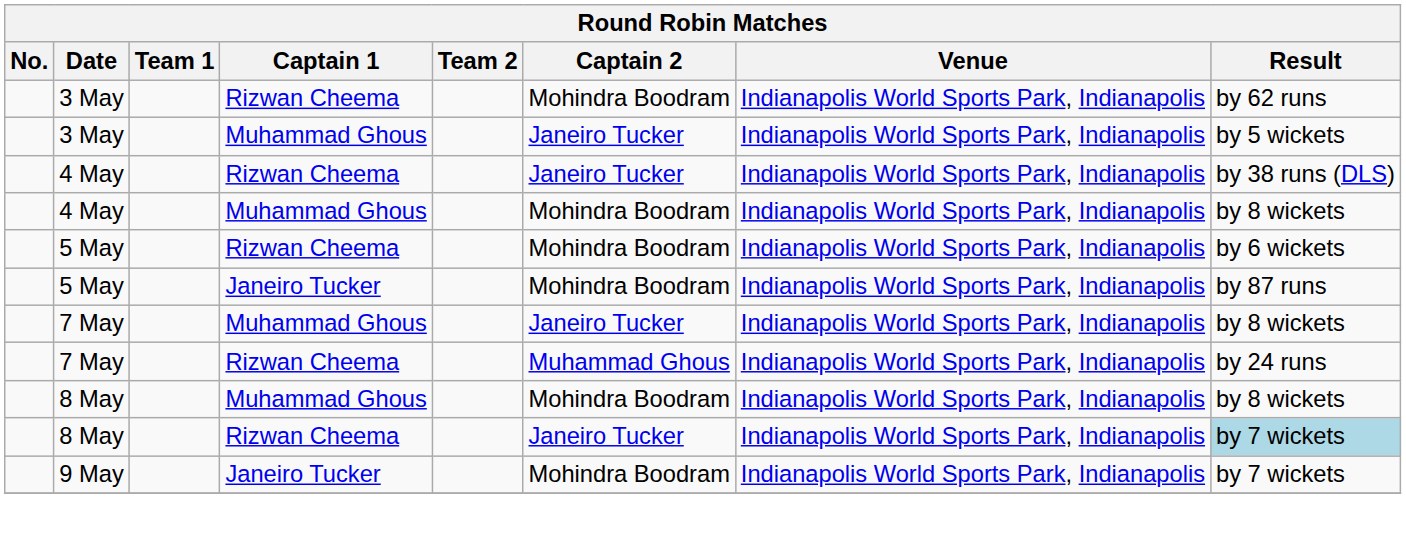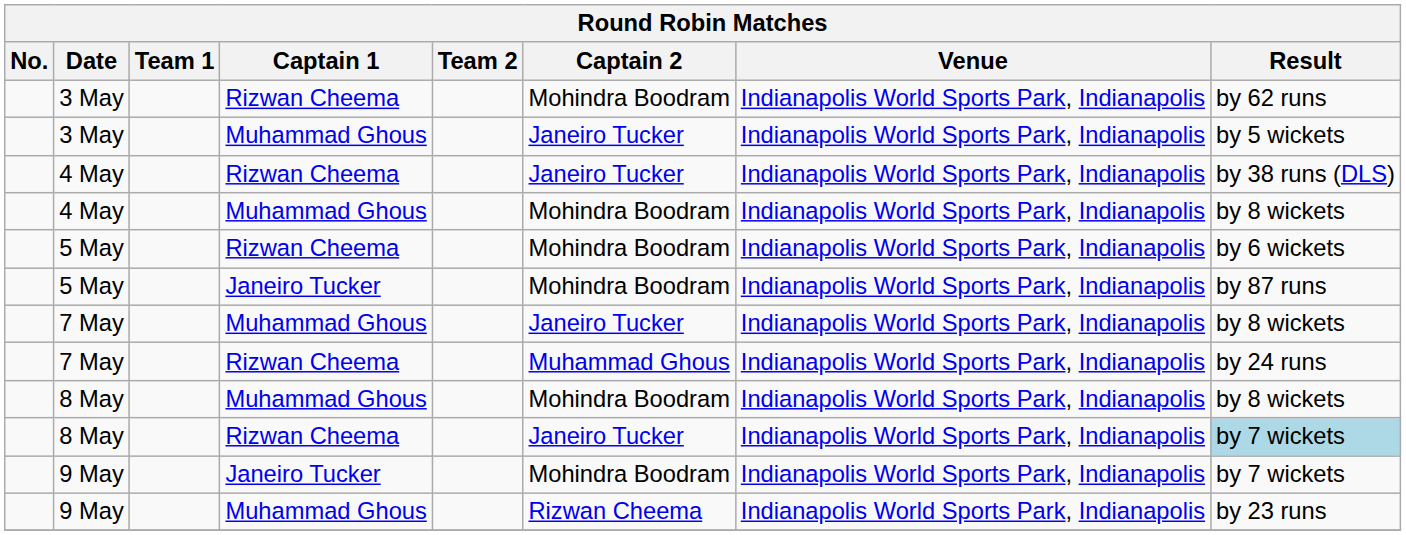+ row: (92, 511)
